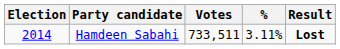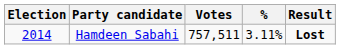(214, 34) 733,511 -> (214, 34) 757,511
